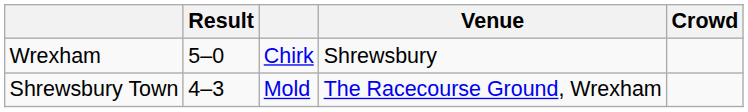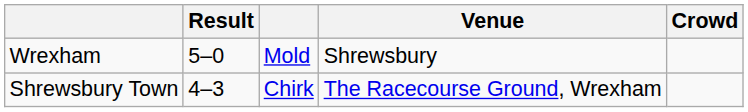(289, 55) Chirk -> (287, 55) Mold
(287, 89) Mold -> (289, 89) Chirk
